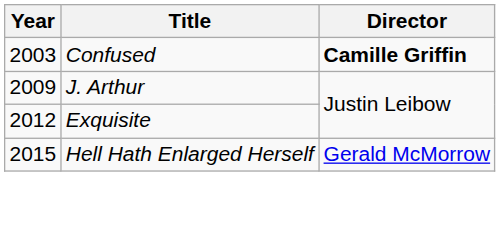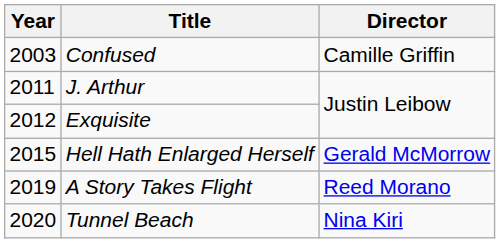(395, 54) bold -> (389, 54) normal
(33, 87) 2009 -> (32, 87) 2011
+ row: (159, 187)
+ row: (130, 220)
